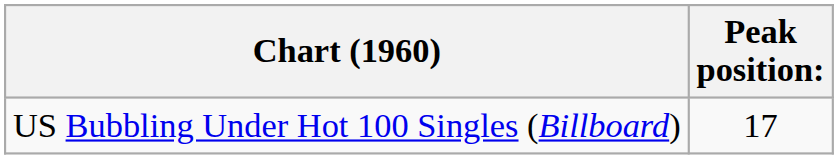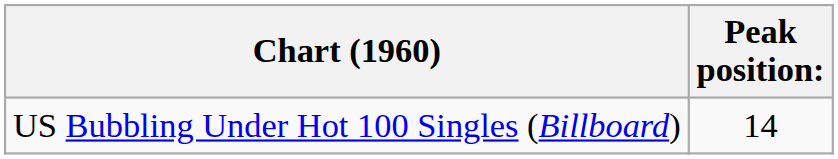(761, 125) 17 -> (761, 125) 14
